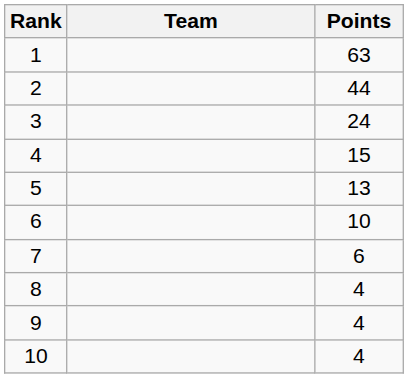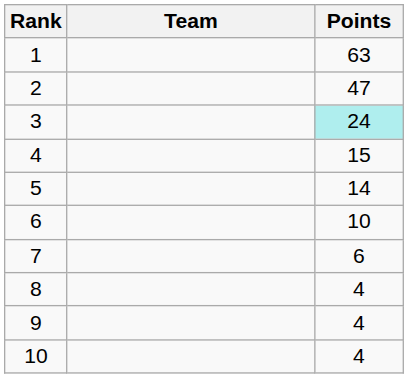(359, 88) 44 -> (359, 88) 47
(359, 121) no background -> (359, 121) paleturquoise background
(359, 188) 13 -> (359, 188) 14
